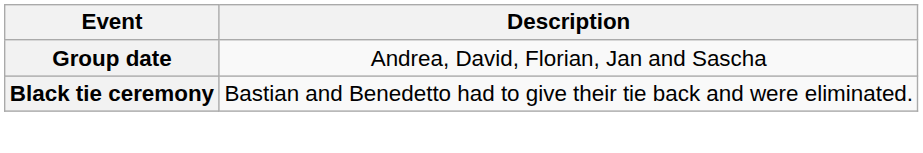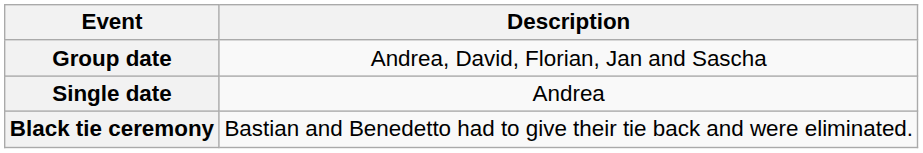+ row: (112, 93)
